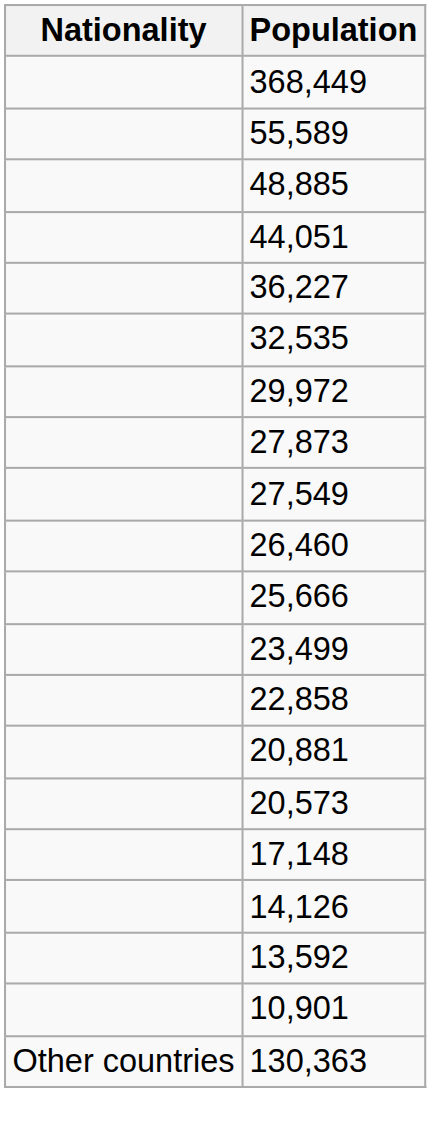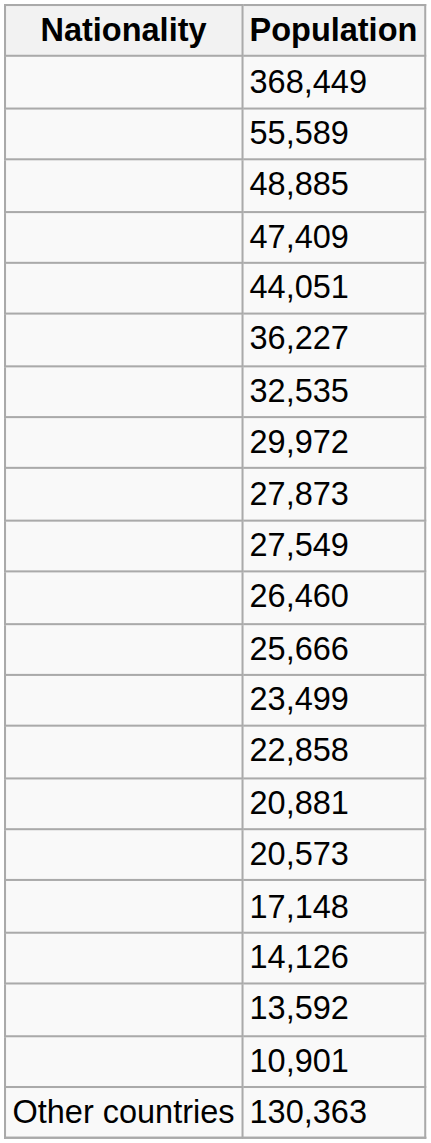+ row: (299, 236)
